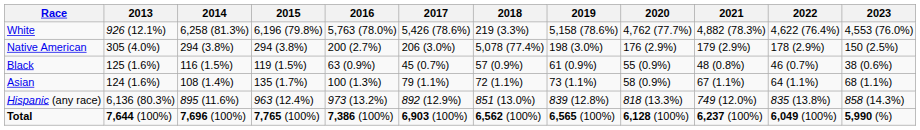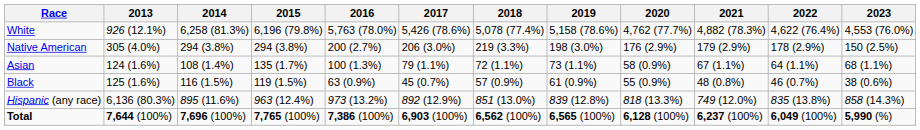(502, 31) 219 (3.3%) -> (510, 31) 5,078 (77.4%)
(510, 48) 5,078 (77.4%) -> (502, 48) 219 (3.3%)
rows swapped: (21, 83) <-> (20, 65)
